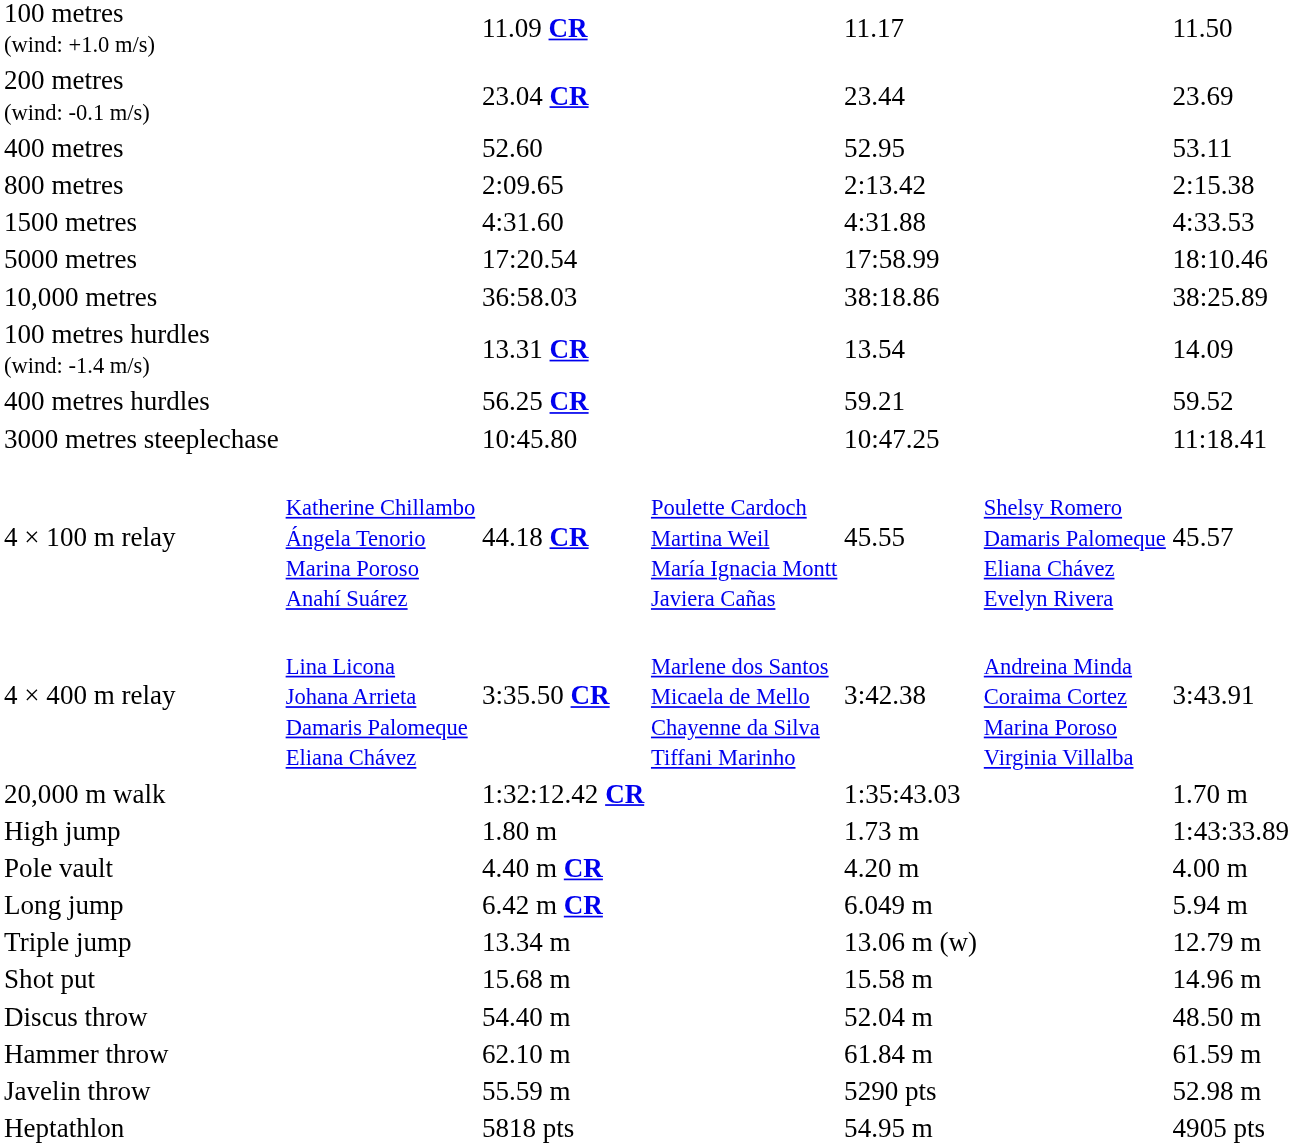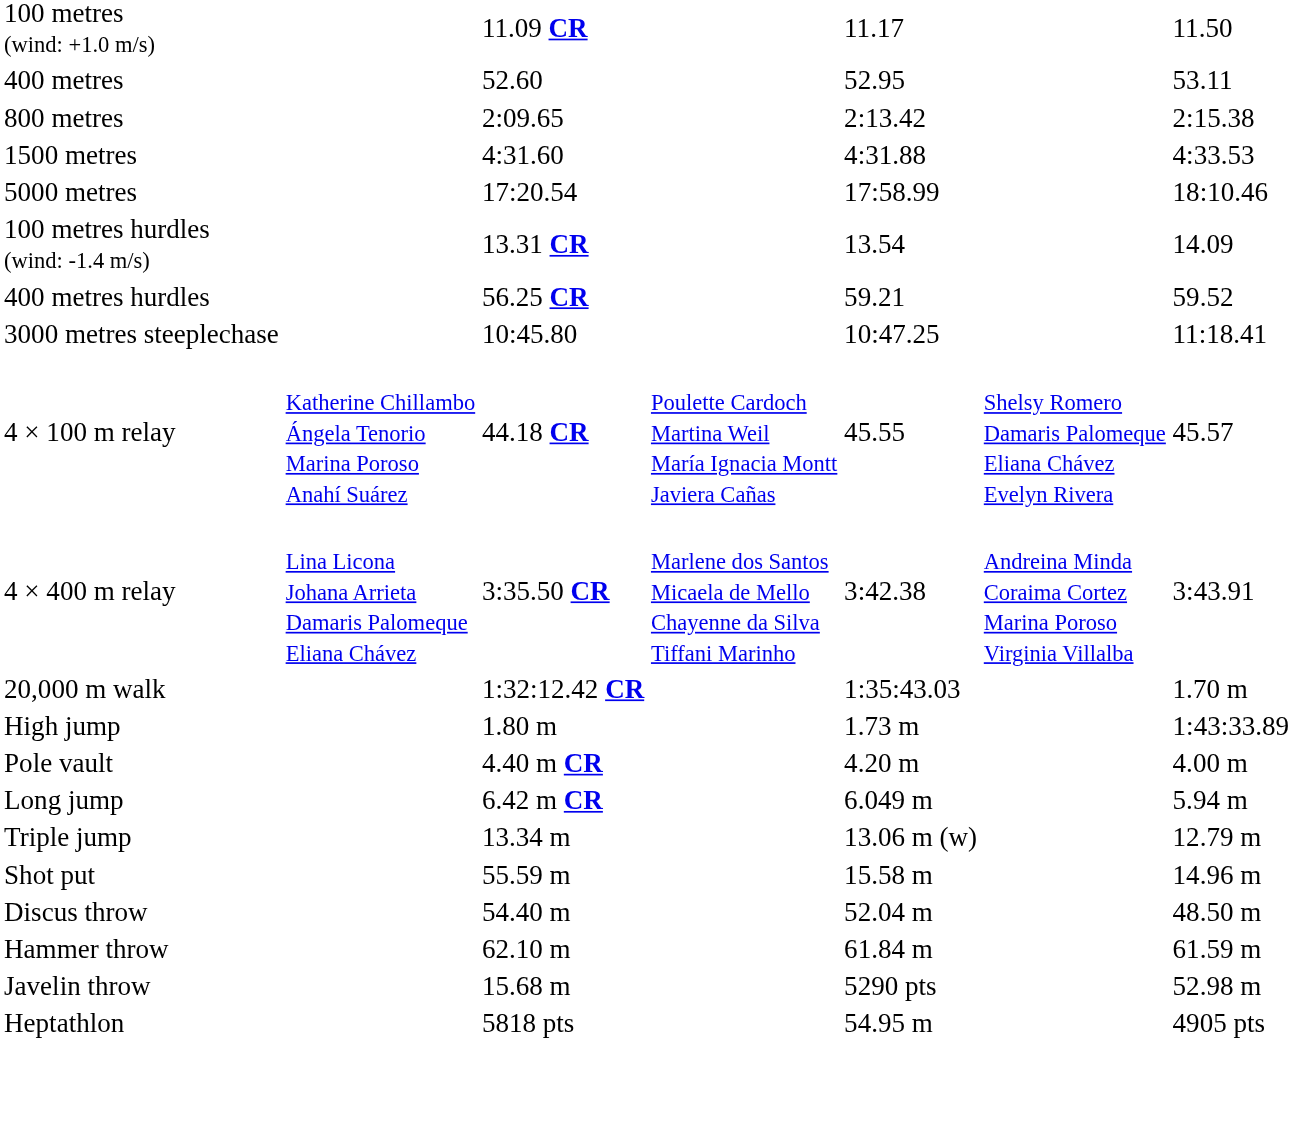- row: (77, 95)
- row: (81, 296)
(526, 979) 15.68 m -> (526, 874) 55.59 m
(526, 1091) 55.59 m -> (526, 986) 15.68 m
